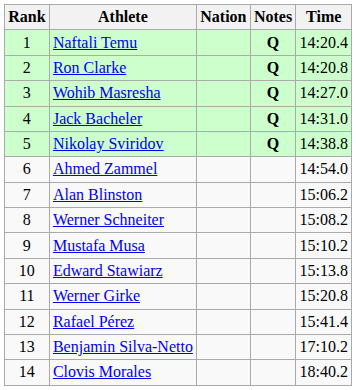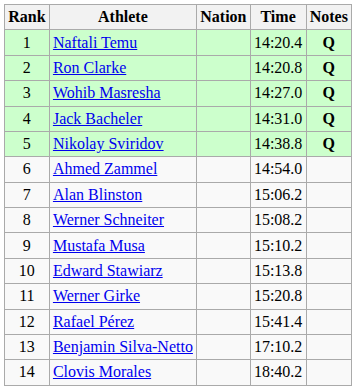columns swapped: (324, 17) <-> (273, 17)
